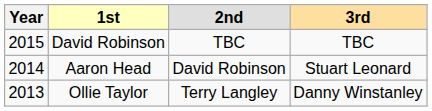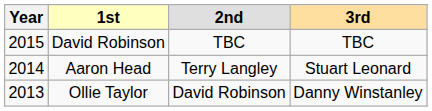(229, 67) David Robinson -> (229, 67) Terry Langley
(229, 93) Terry Langley -> (229, 93) David Robinson
